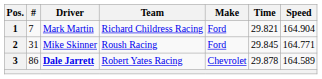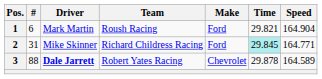(31, 29) 7 -> (31, 29) 6
(152, 29) Richard Childress Racing -> (129, 29) Roush Racing
(129, 45) Roush Racing -> (152, 45) Richard Childress Racing
(265, 45) no background -> (265, 45) paleturquoise background
(33, 61) 86 -> (33, 61) 88
